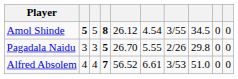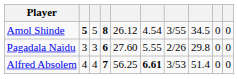(105, 47) 5 -> (105, 47) 6
(125, 47) 26.70 -> (125, 47) 27.60
(125, 64) 56.52 -> (125, 64) 56.25
(152, 64) normal -> (152, 64) bold
(200, 64) 51.0 -> (200, 64) 51.4
